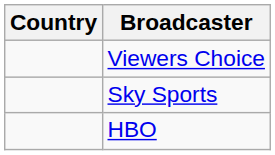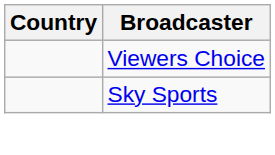- row: (132, 130)
